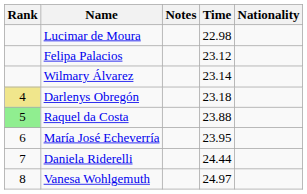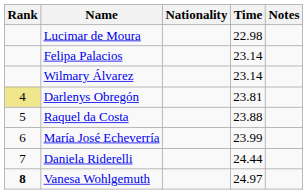columns swapped: (268, 14) <-> (181, 14)
(217, 55) 23.12 -> (248, 55) 23.14
(217, 96) 23.18 -> (248, 96) 23.81
(23, 117) lightgreen background -> (23, 117) no background
(217, 138) 23.95 -> (248, 138) 23.99
(23, 179) normal -> (23, 179) bold
